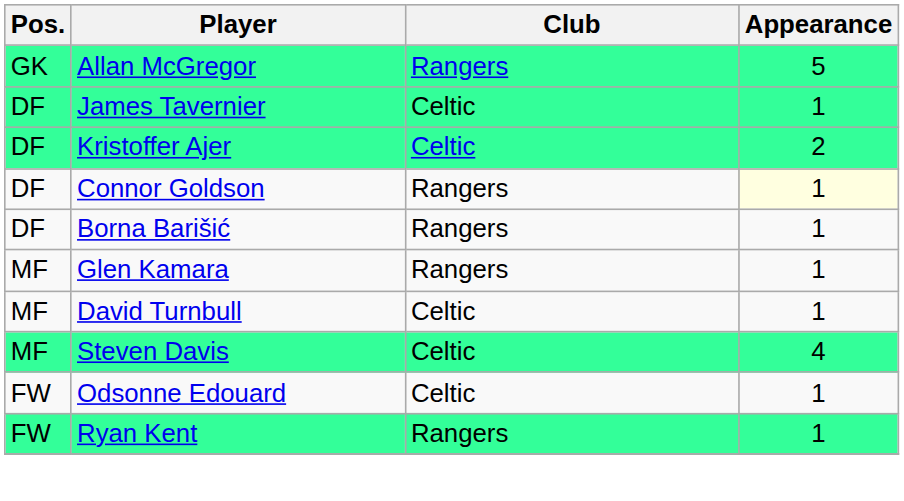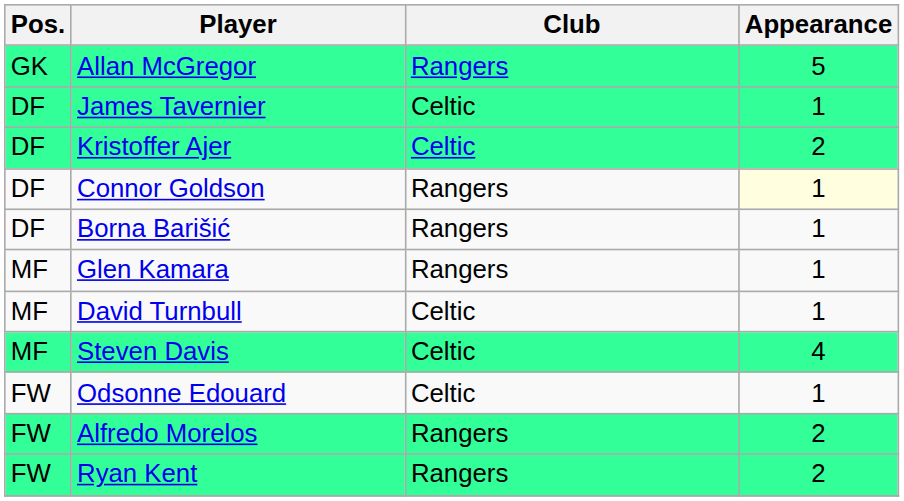+ row: (167, 433)
(819, 433) 1 -> (819, 474) 2
